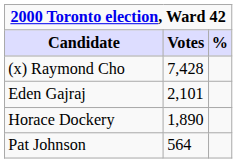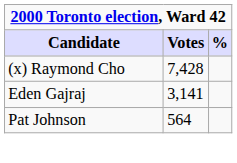(185, 94) 2,101 -> (185, 94) 3,141
- row: (61, 119)
